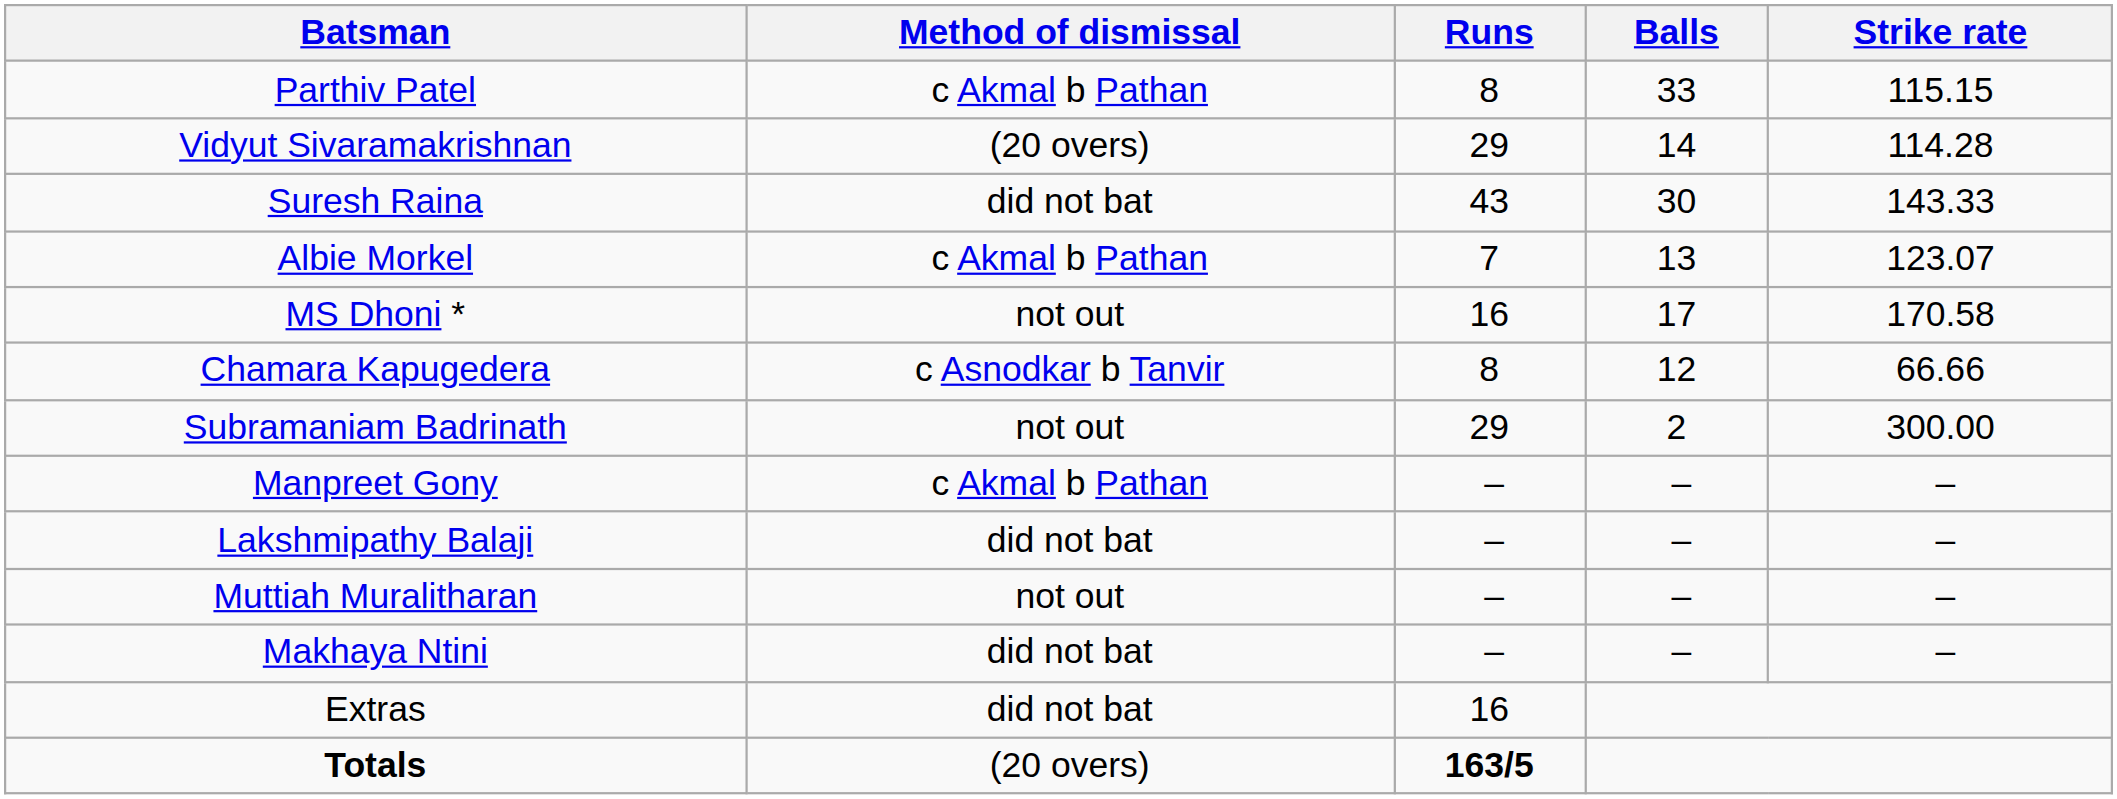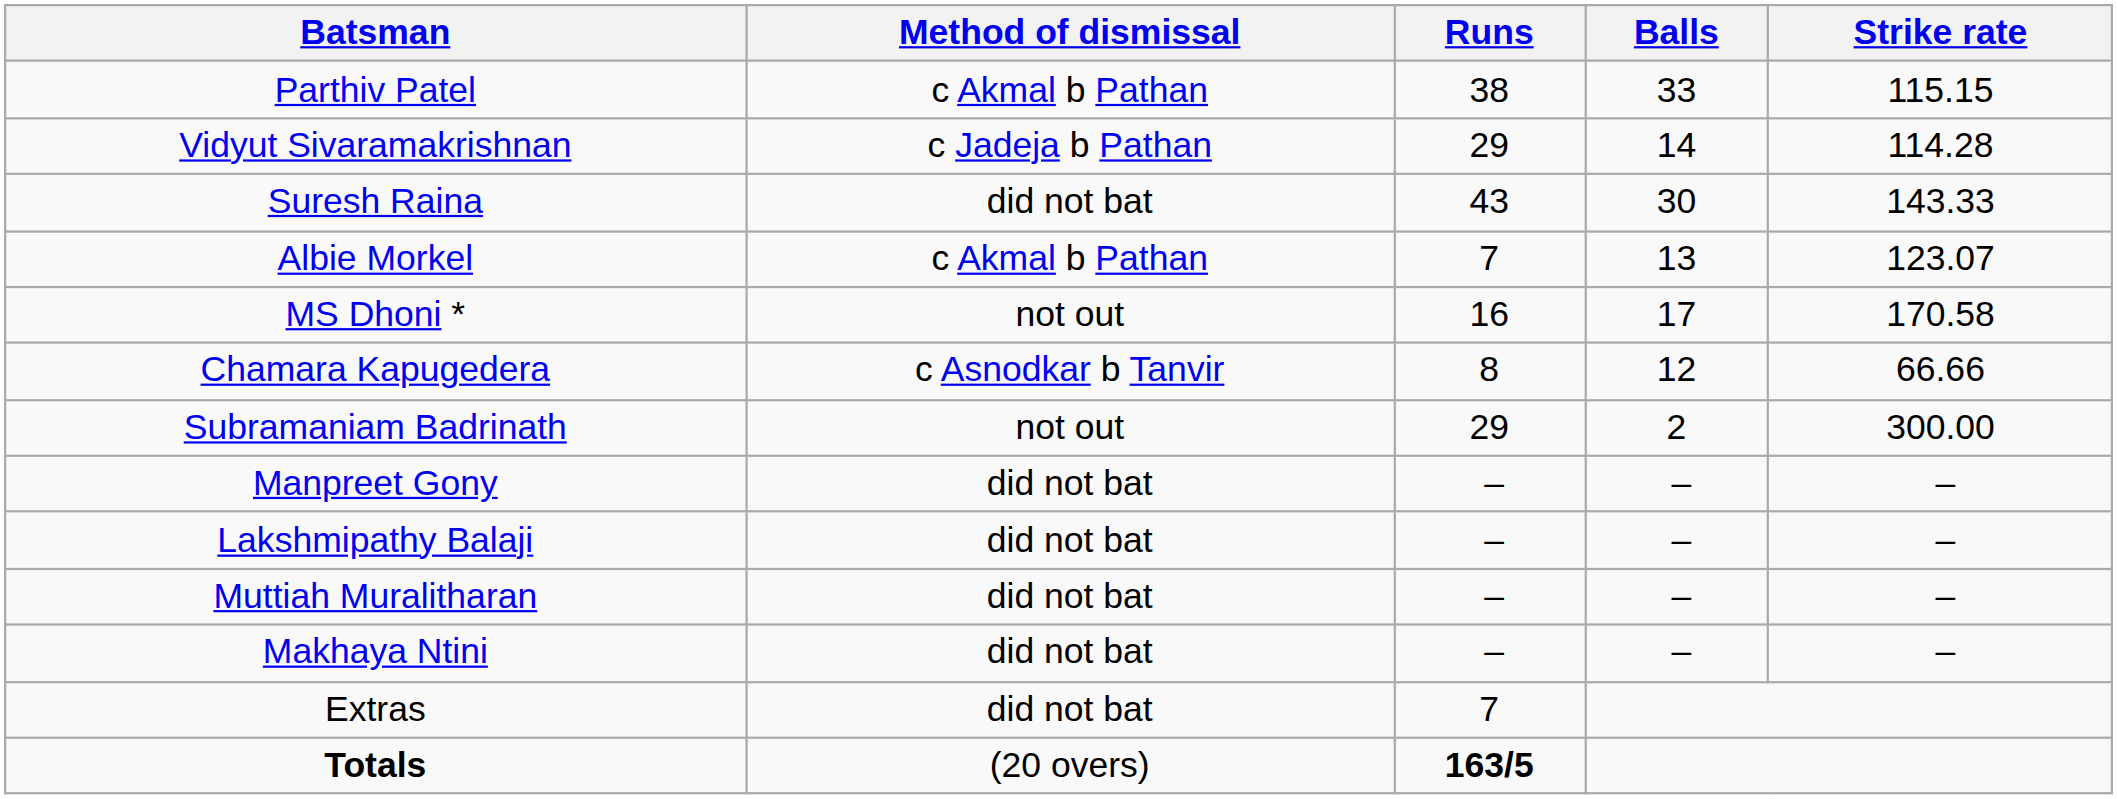(1489, 88) 8 -> (1489, 88) 38
(1070, 145) (20 overs) -> (1070, 145) c Jadeja b Pathan
(1070, 483) c Akmal b Pathan -> (1070, 483) did not bat
(1070, 595) not out -> (1070, 595) did not bat
(1489, 708) 16 -> (1489, 708) 7
